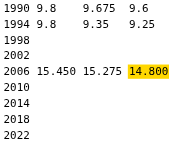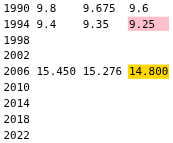(46, 24) 9.8 -> (46, 24) 9.4
(142, 24) no background -> (142, 24) pink background
(102, 72) 15.275 -> (102, 72) 15.276
